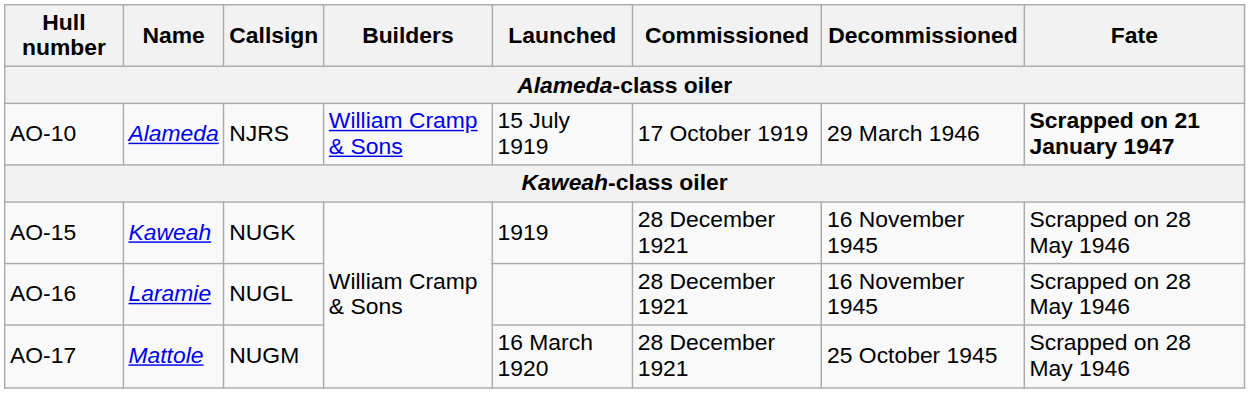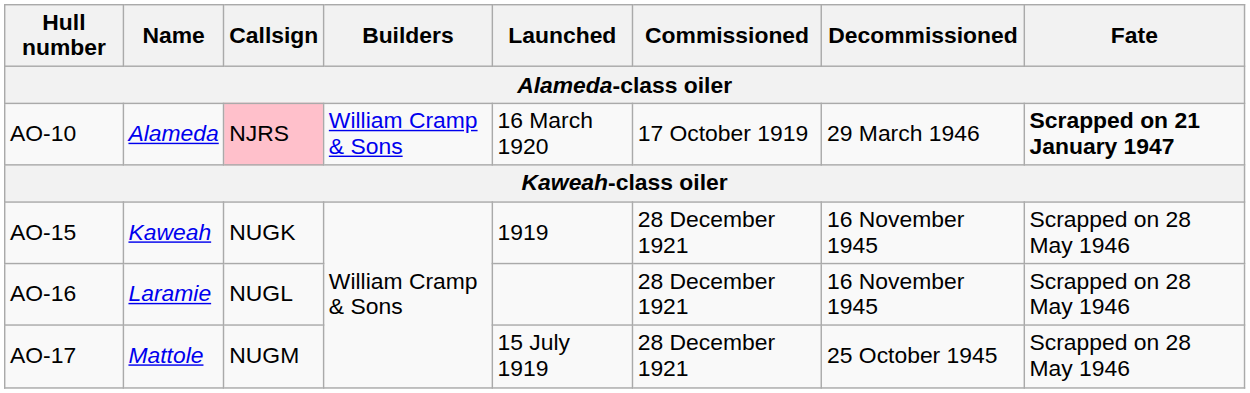(259, 133) no background -> (259, 133) pink background
(534, 133) 15 July 1919 -> (545, 133) 16 March 1920
(545, 356) 16 March 1920 -> (534, 356) 15 July 1919
